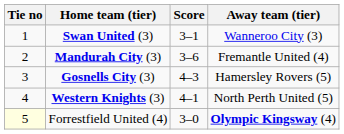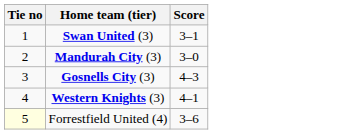- column: (273, 14)
(189, 56) 3–6 -> (189, 56) 3–0
(189, 118) 3–0 -> (189, 118) 3–6
